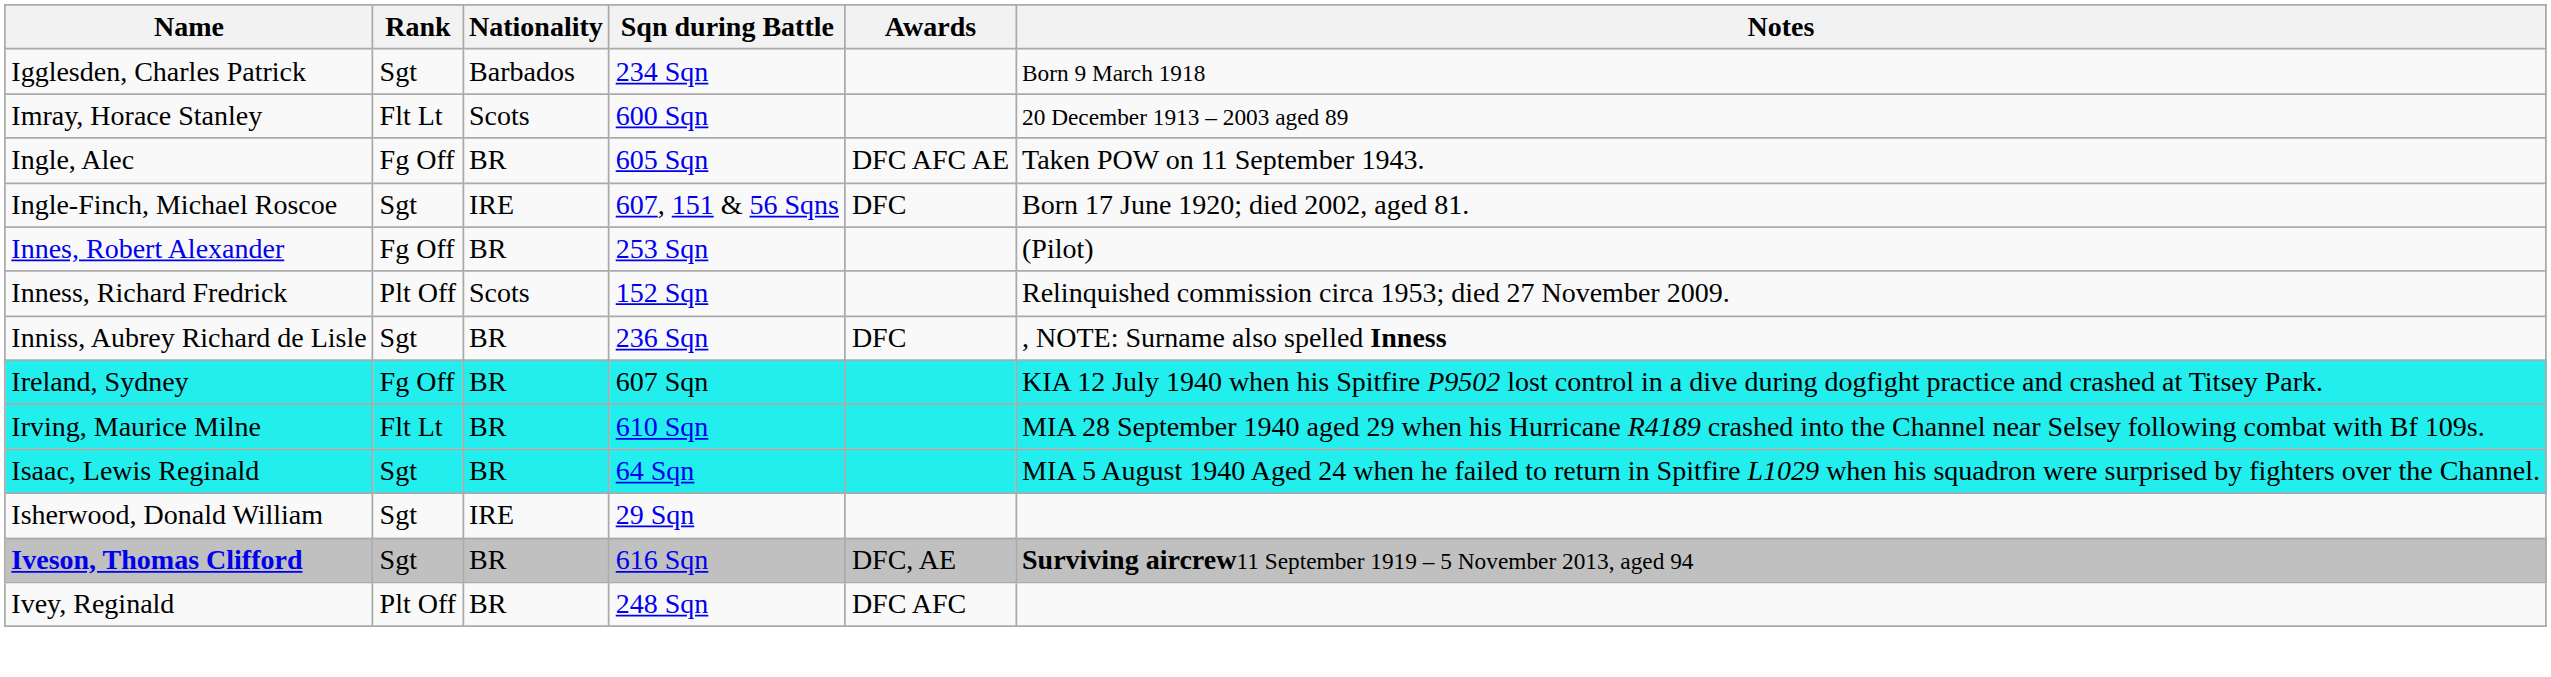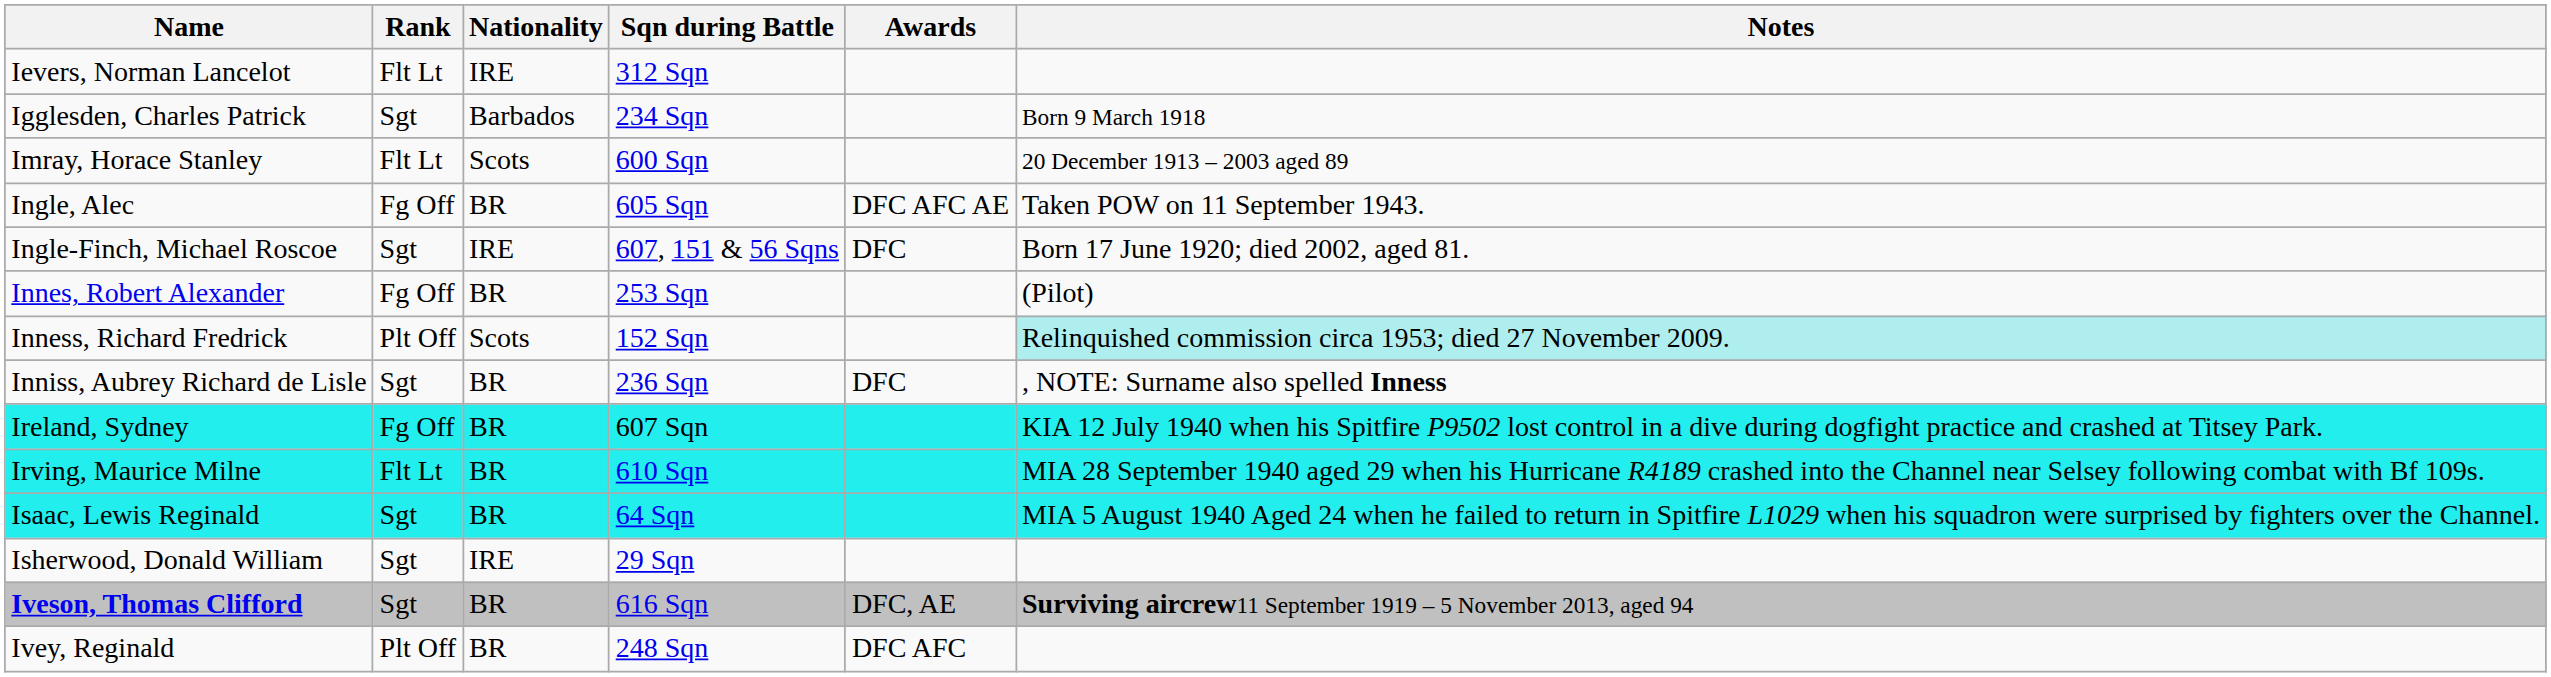+ row: (151, 71)
(1376, 293) no background -> (1376, 337) paleturquoise background
